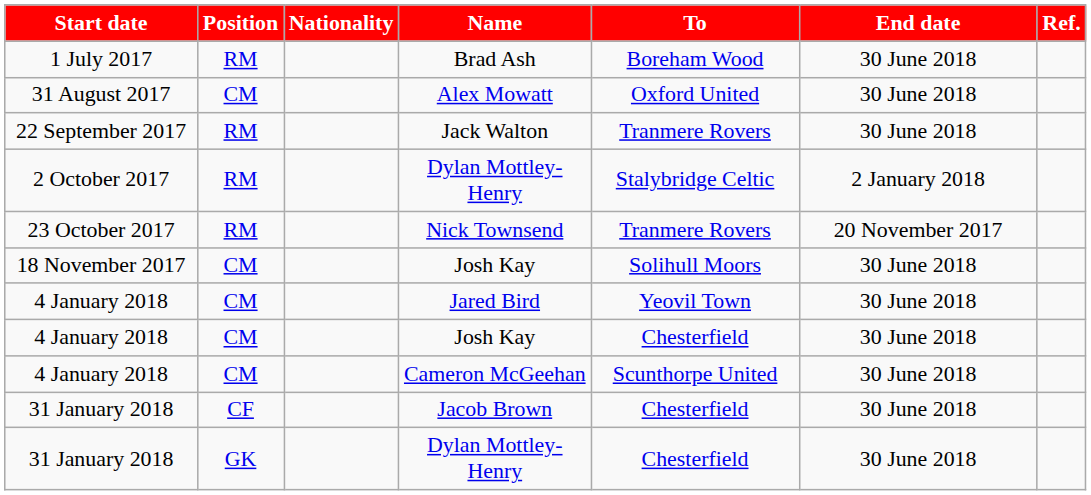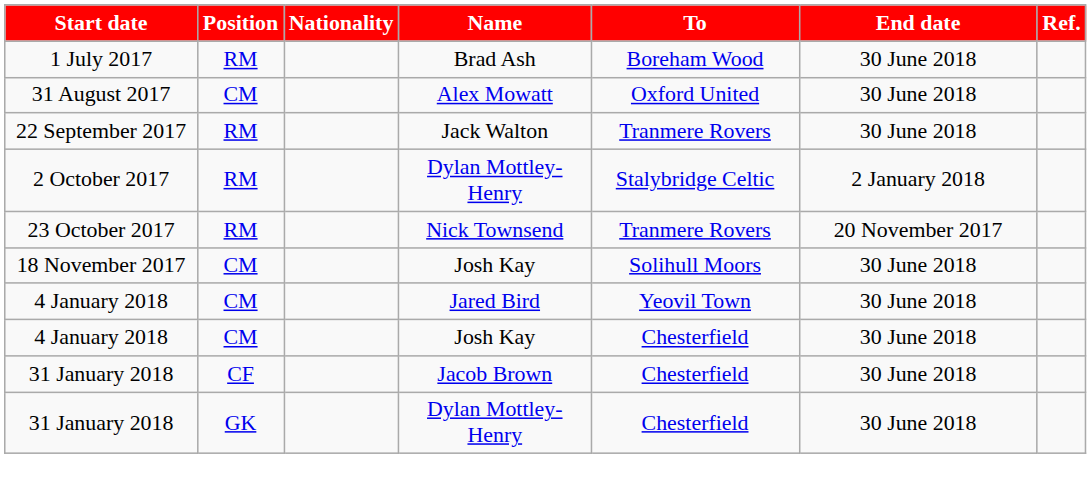- row: (101, 373)
